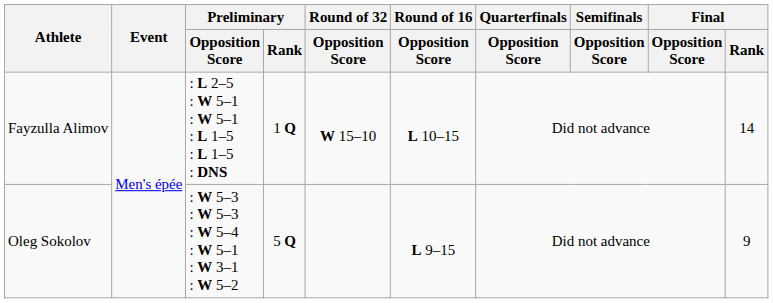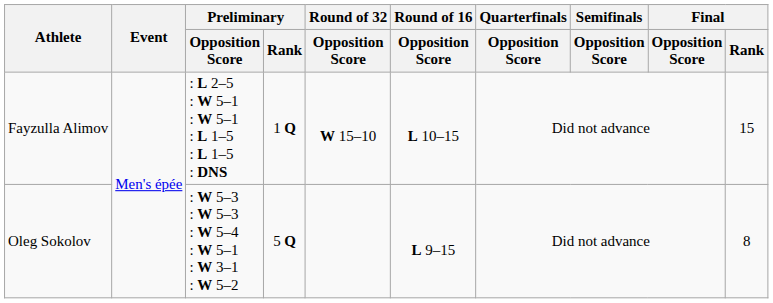(747, 128) 14 -> (747, 128) 15
(747, 241) 9 -> (747, 241) 8
